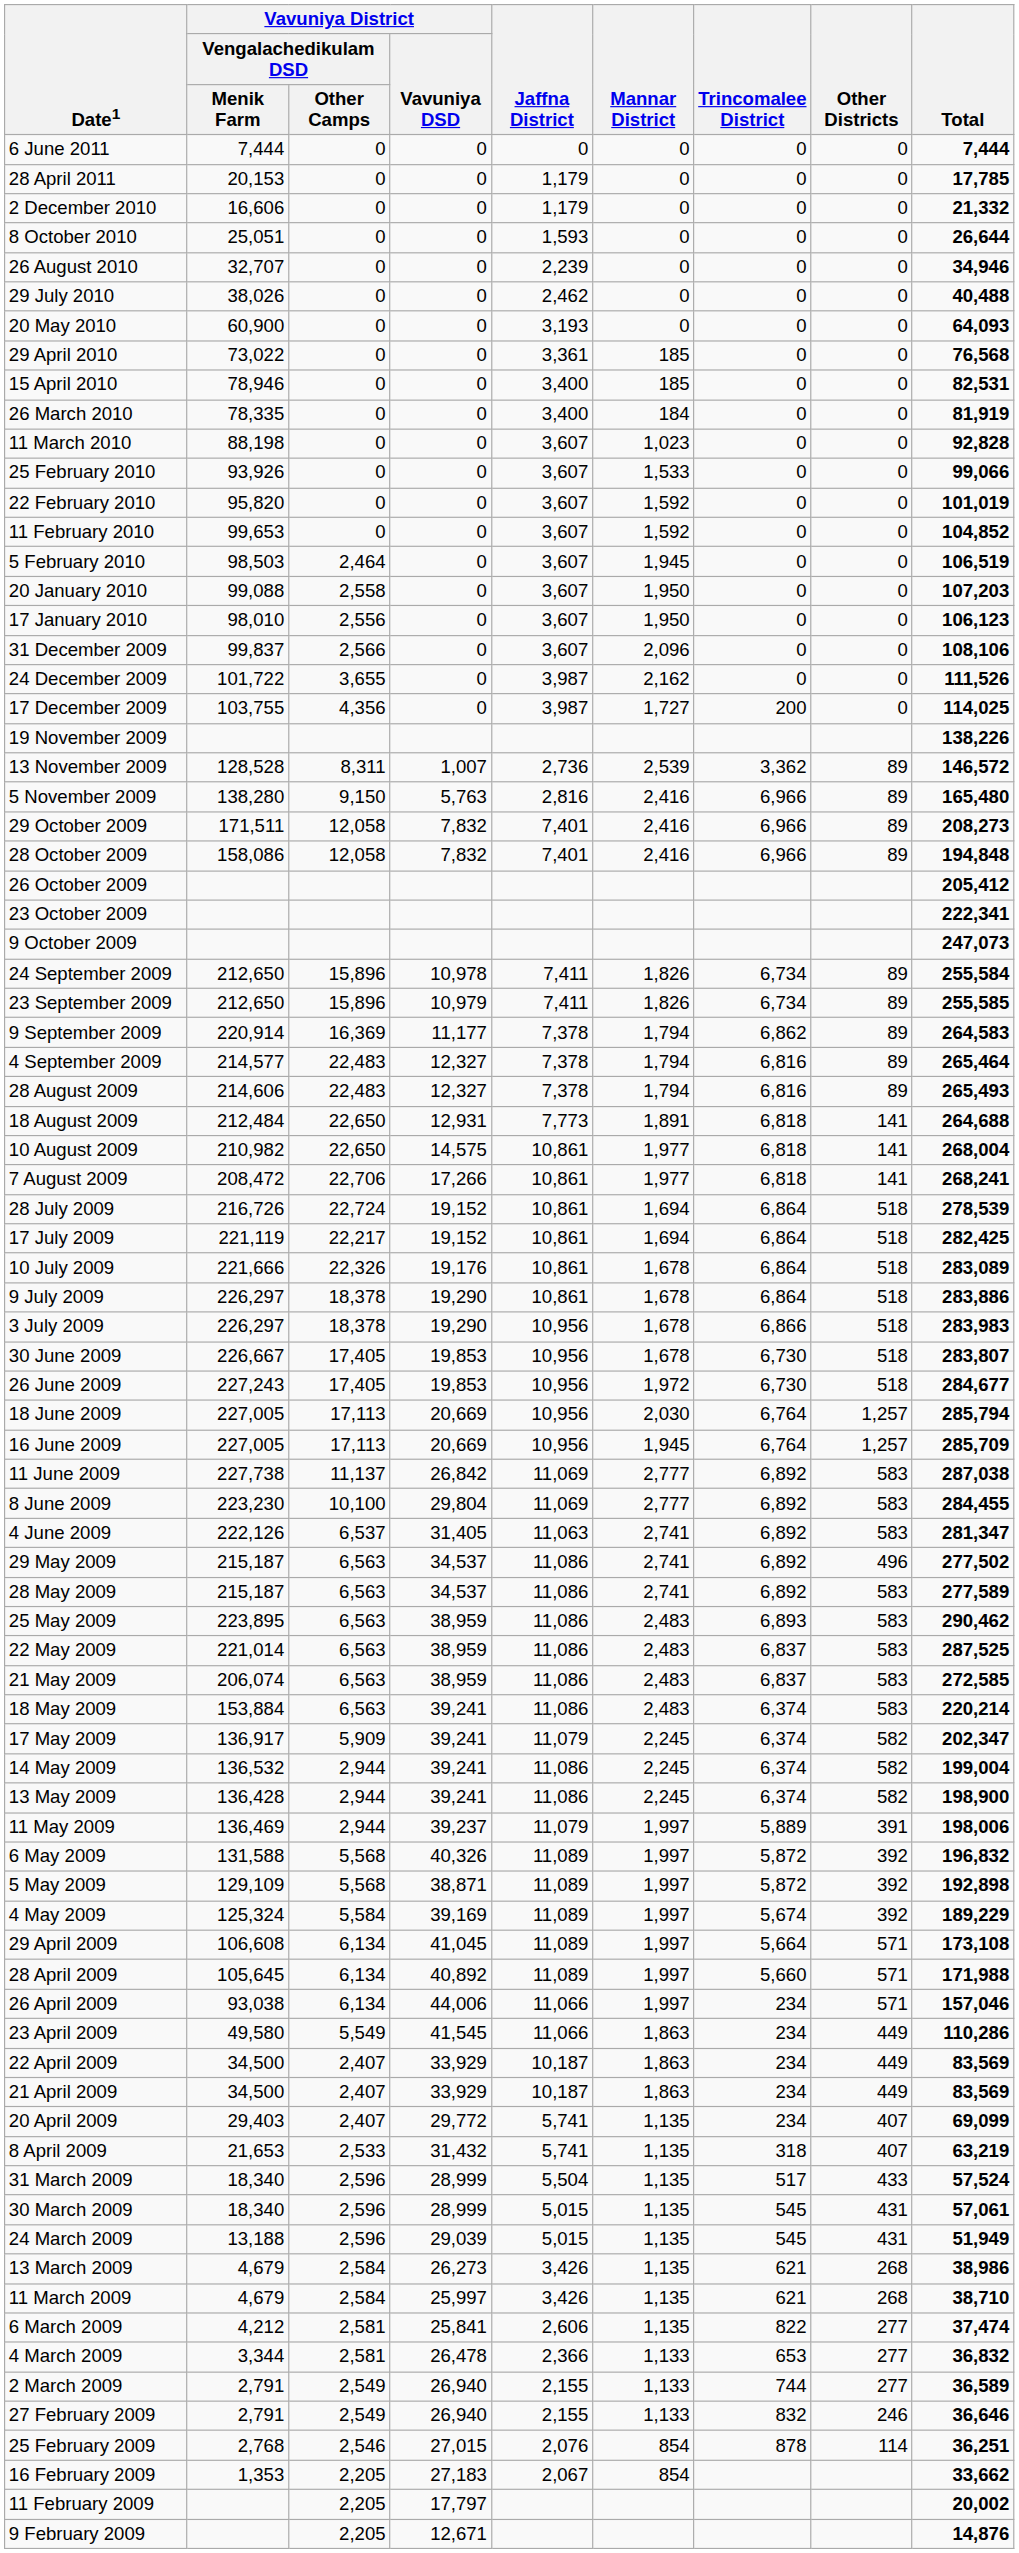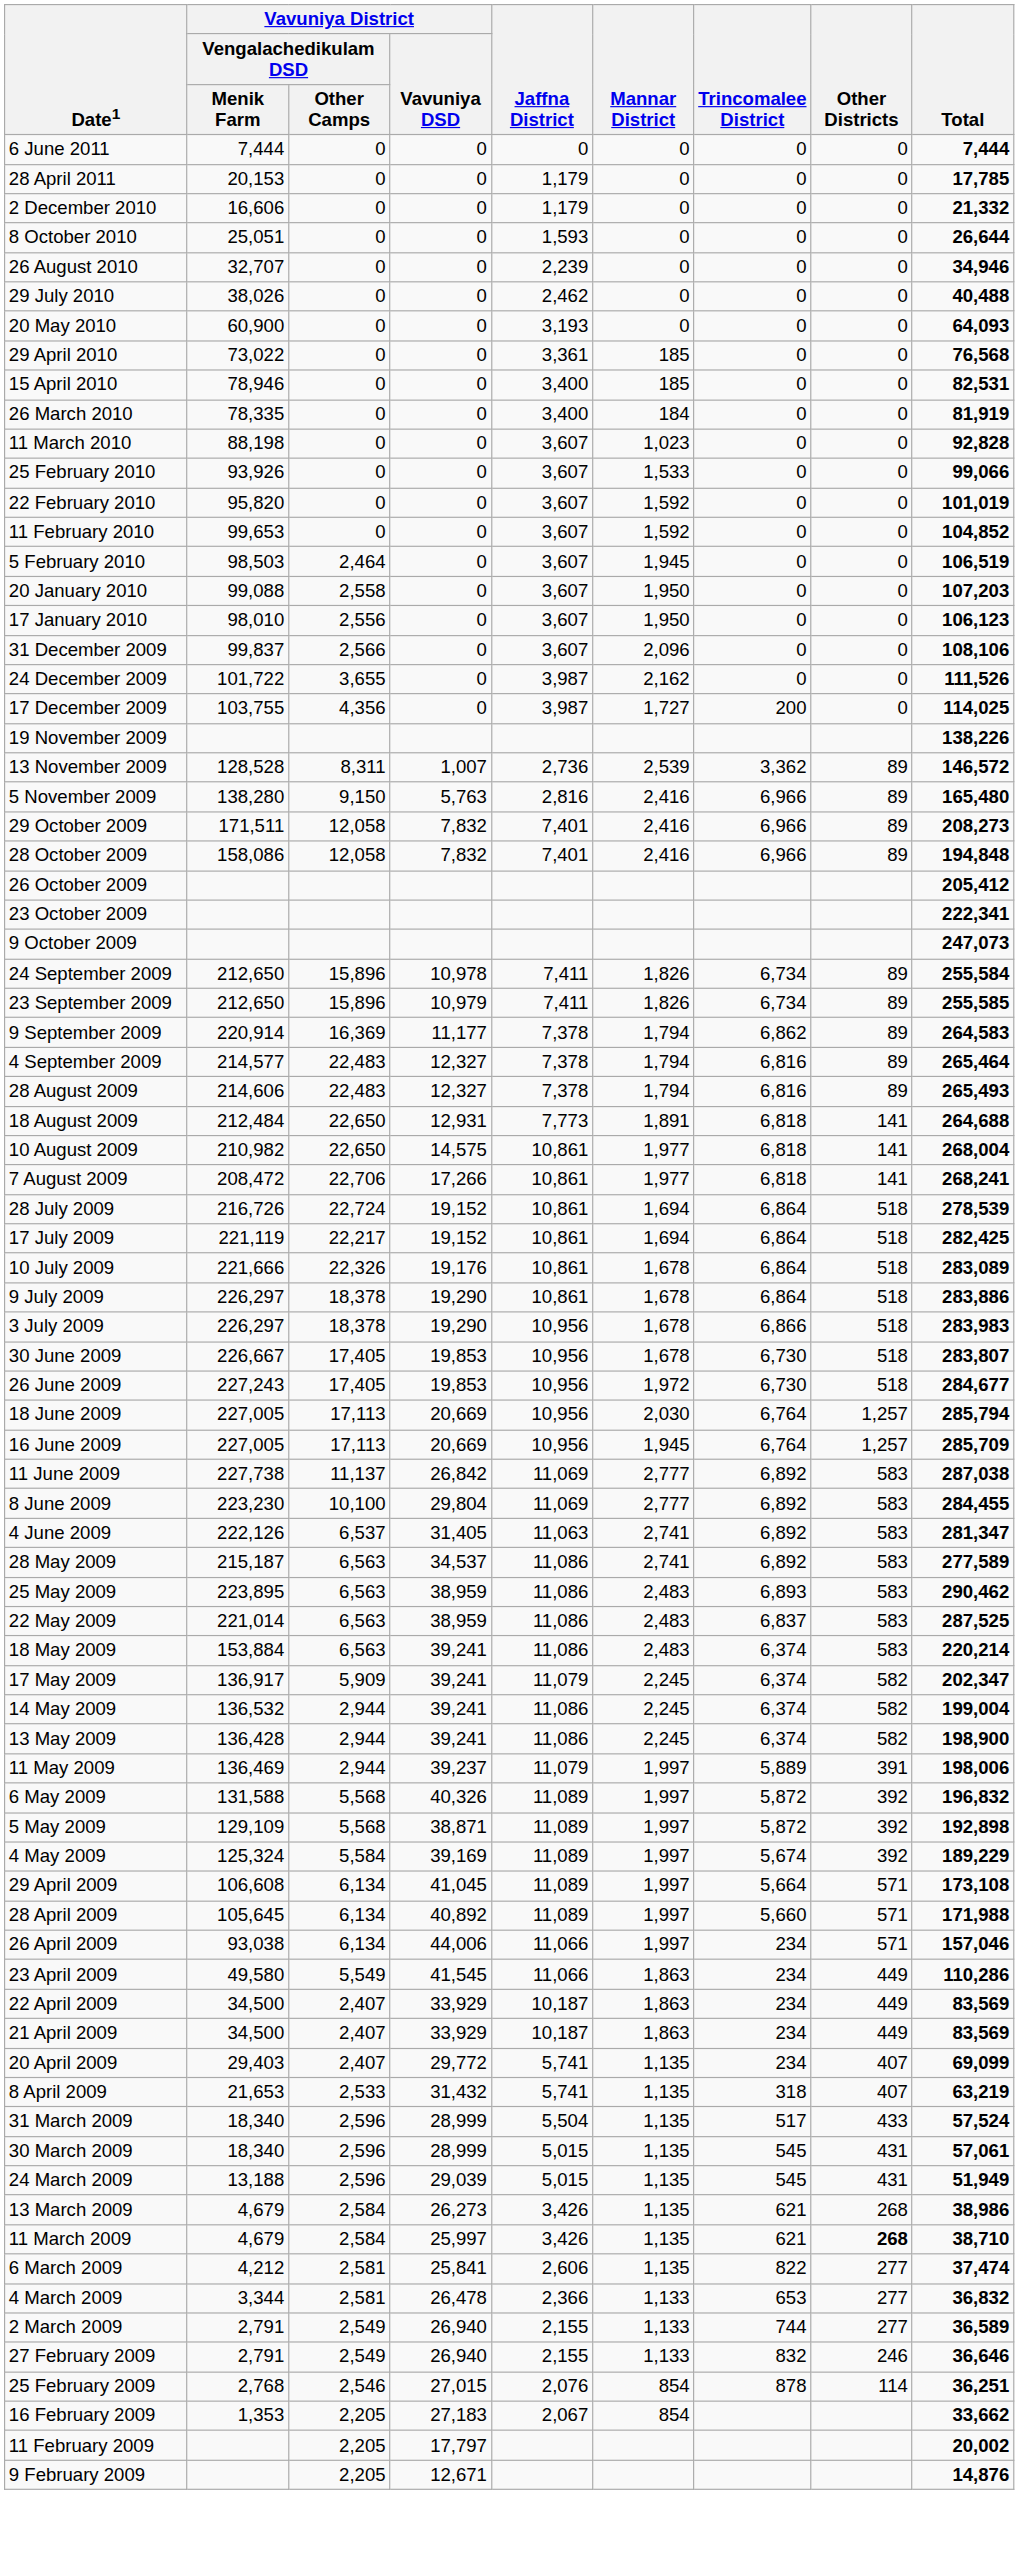- row: (63, 1562)
- row: (63, 1679)
(892, 2298) normal -> (892, 2239) bold
